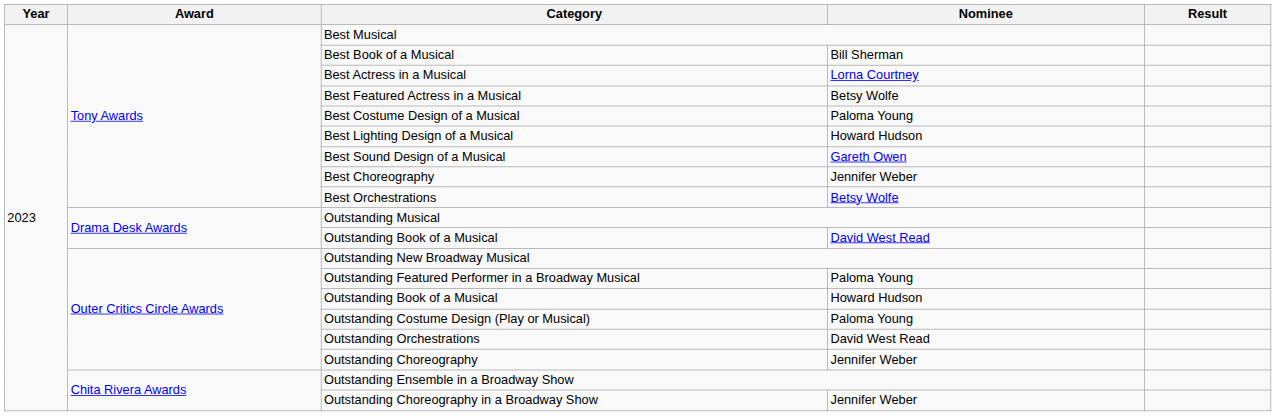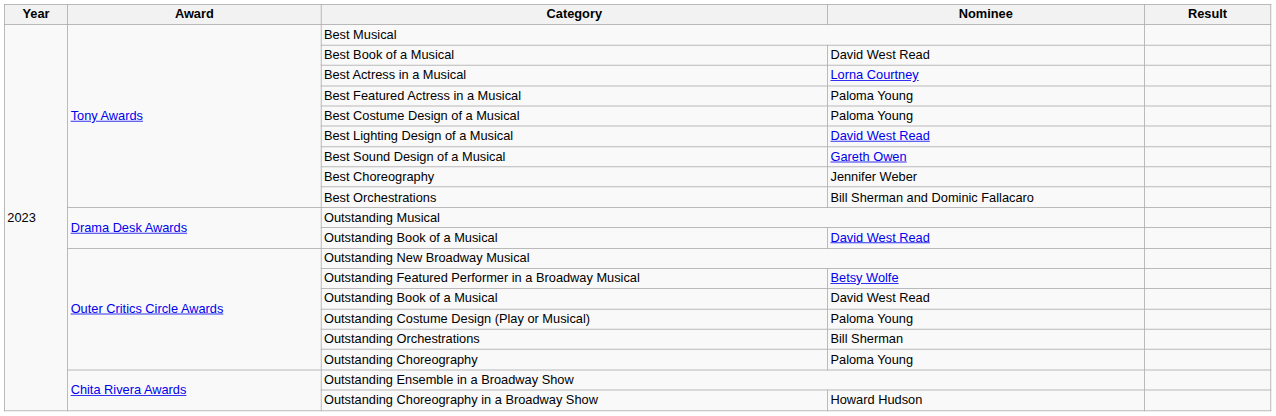(867, 55) Bill Sherman -> (880, 55) David West Read
(865, 95) Betsy Wolfe -> (872, 95) Paloma Young
(876, 136) Howard Hudson -> (880, 136) David West Read
(865, 197) Betsy Wolfe -> (932, 197) Bill Sherman and Dominic Fallacaro
(872, 278) Paloma Young -> (865, 278) Betsy Wolfe
(876, 298) Howard Hudson -> (880, 298) David West Read
(880, 339) David West Read -> (867, 339) Bill Sherman
(874, 359) Jennifer Weber -> (872, 359) Paloma Young
(874, 400) Jennifer Weber -> (876, 400) Howard Hudson
